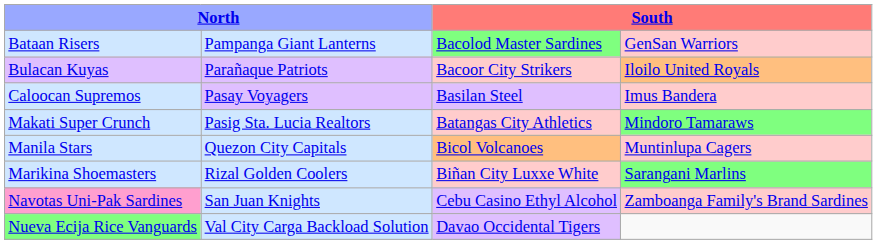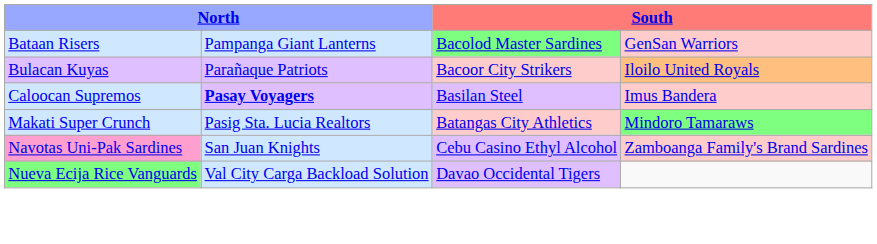(256, 95) normal -> (259, 95) bold
- row: (50, 148)
- row: (82, 174)
